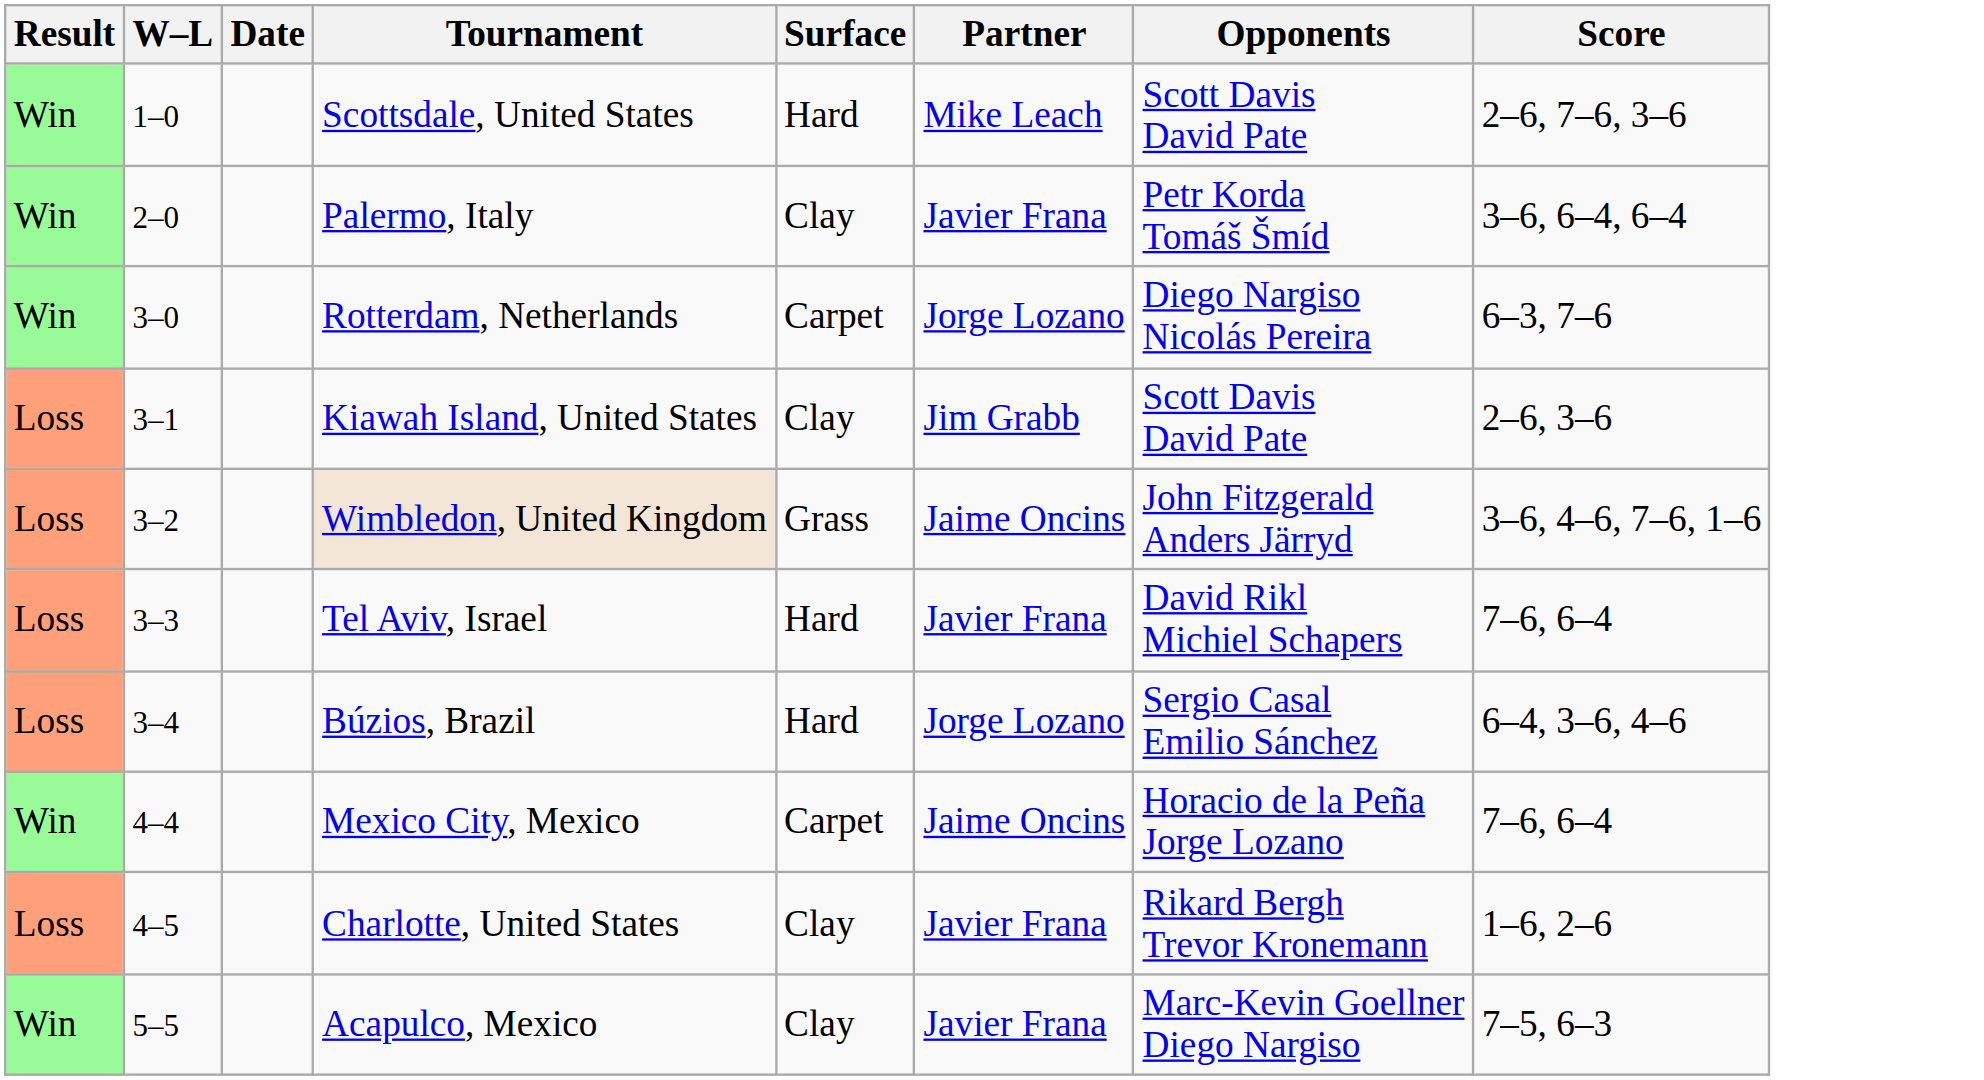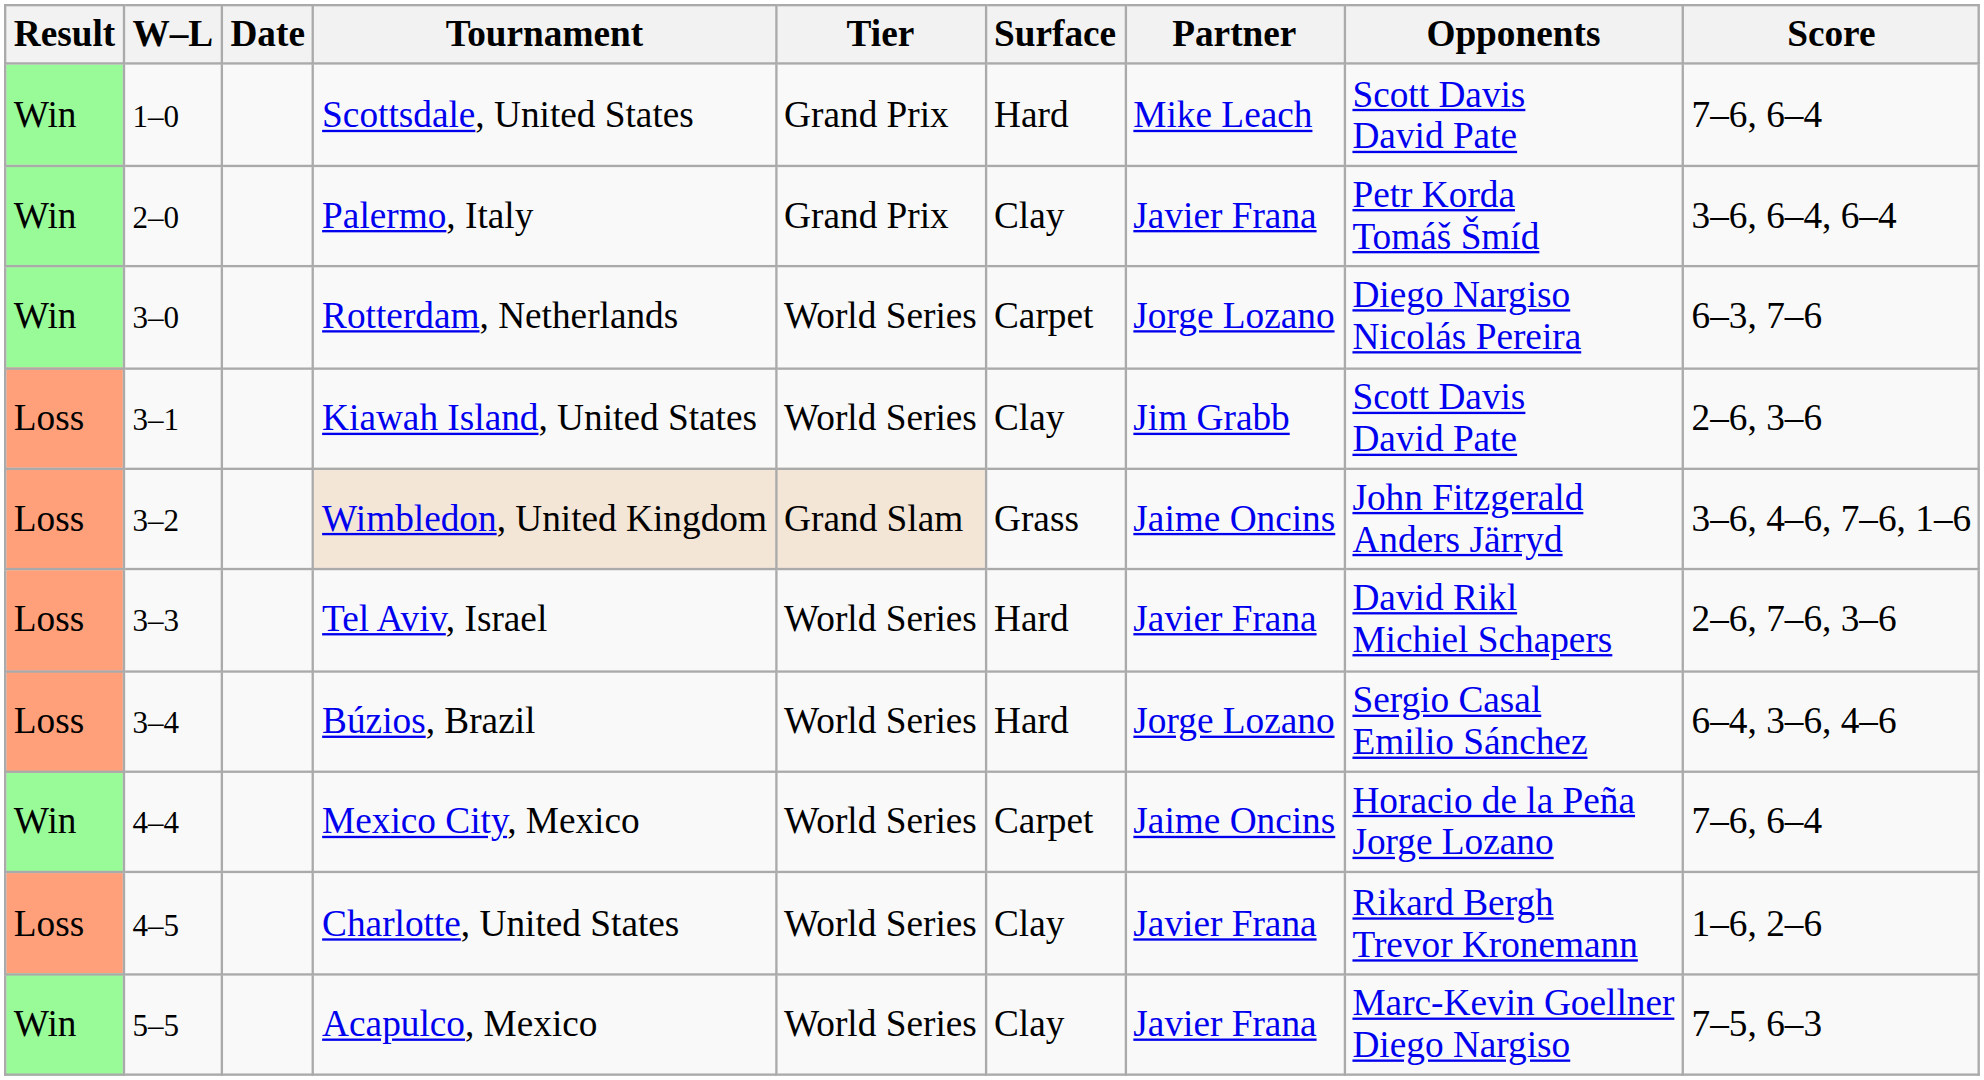+ column: (880, 34)
(1584, 114) 2–6, 7–6, 3–6 -> (1757, 114) 7–6, 6–4
(1547, 619) 7–6, 6–4 -> (1794, 619) 2–6, 7–6, 3–6
